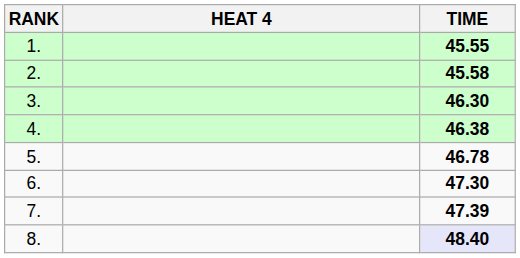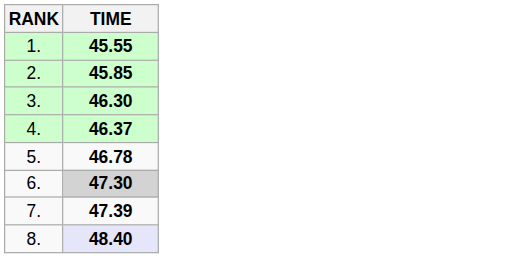- column: (241, 19)
(467, 74) 45.58 -> (111, 74) 45.85
(467, 129) 46.38 -> (111, 129) 46.37
(467, 184) no background -> (111, 184) lightgrey background
